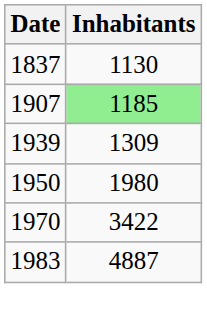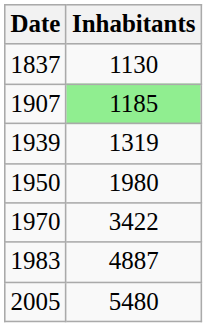(134, 143) 1309 -> (134, 143) 1319
+ row: (35, 301)
